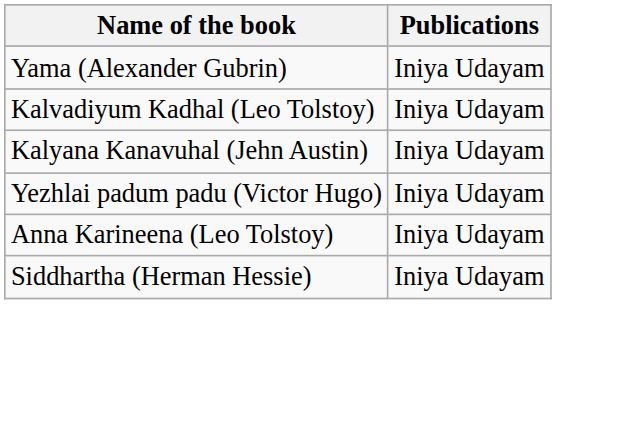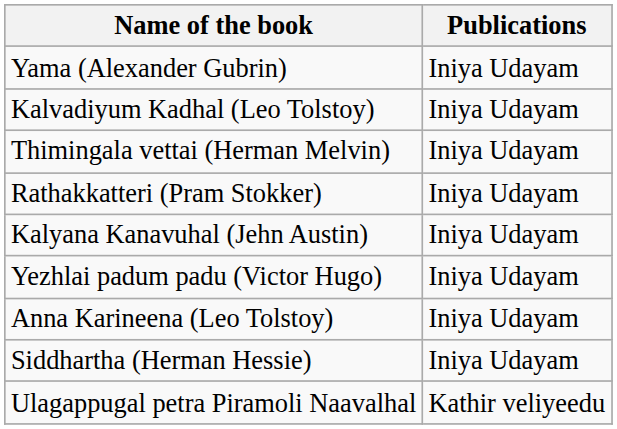+ row: (200, 151)
+ row: (166, 192)
+ row: (214, 402)
